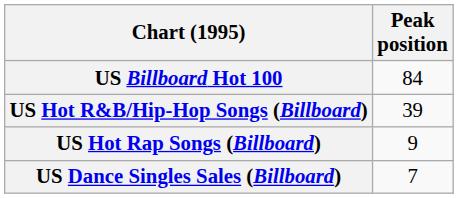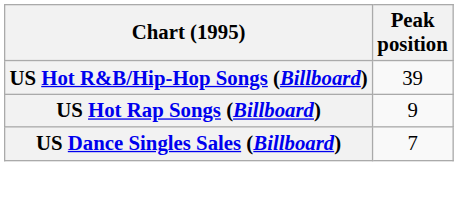- row: (189, 77)
